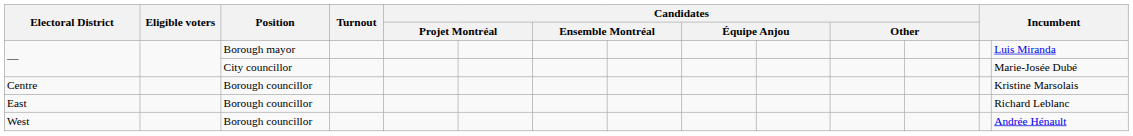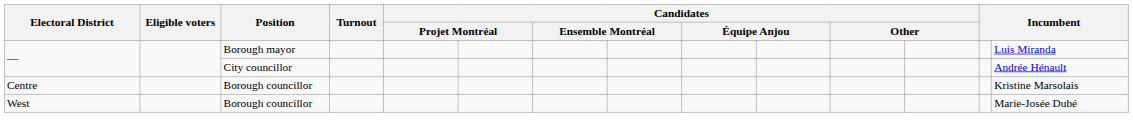(1036, 67) Marie-Josée Dubé -> (1030, 67) Andrée Hénault
- row: (17, 103)
(1030, 121) Andrée Hénault -> (1036, 103) Marie-Josée Dubé
